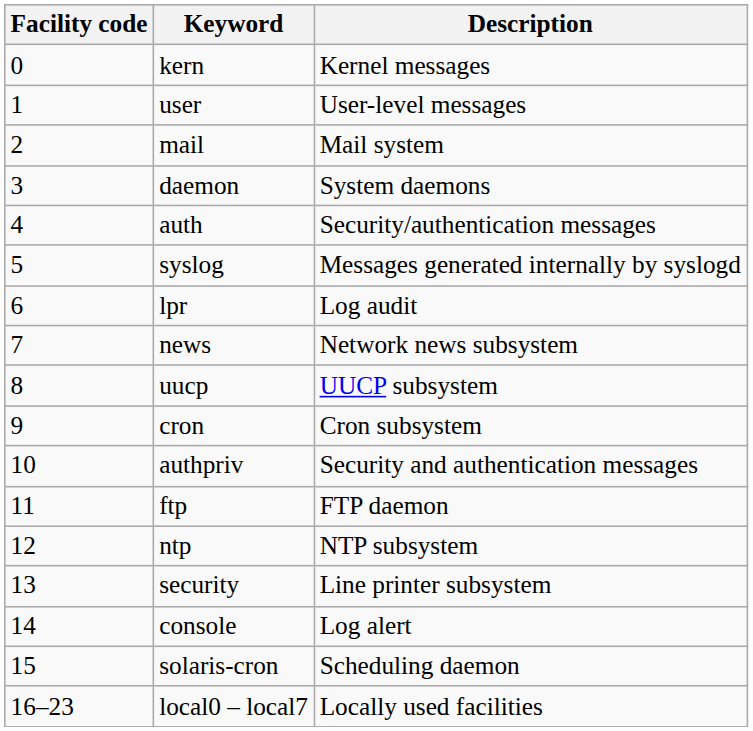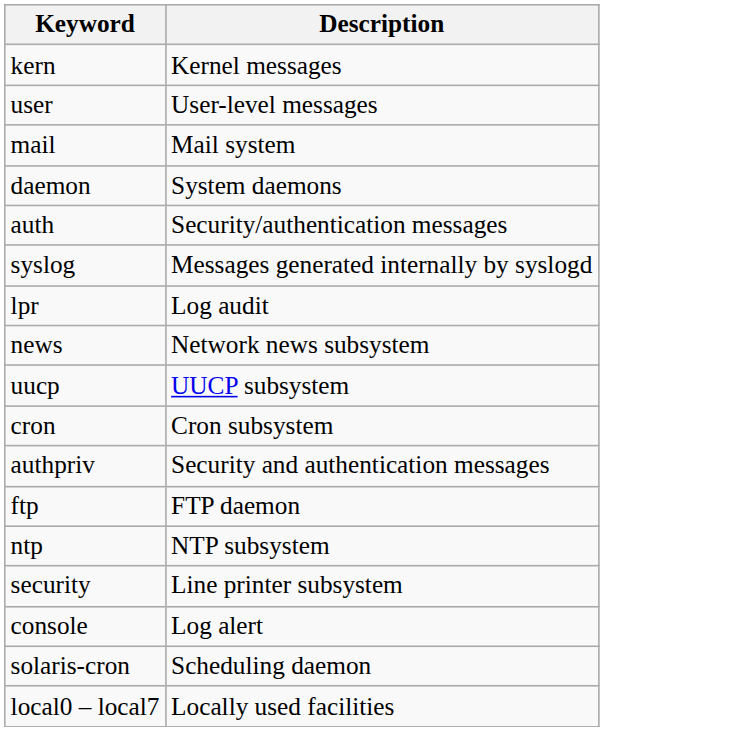- column: (79, 24)
